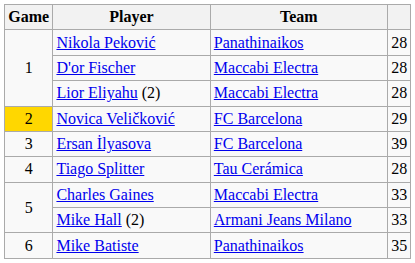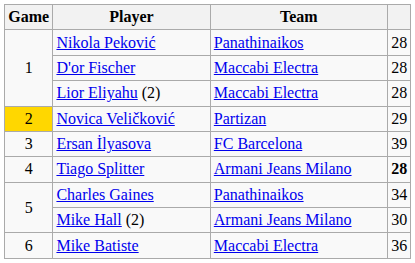(258, 118) FC Barcelona -> (240, 118) Partizan
(258, 169) Tau Cerámica -> (283, 169) Armani Jeans Milano
(399, 169) normal -> (399, 169) bold
(266, 194) Maccabi Electra -> (259, 194) Panathinaikos
(399, 194) 33 -> (399, 194) 34
(399, 220) 33 -> (399, 220) 30
(259, 245) Panathinaikos -> (266, 245) Maccabi Electra
(399, 245) 35 -> (399, 245) 36
